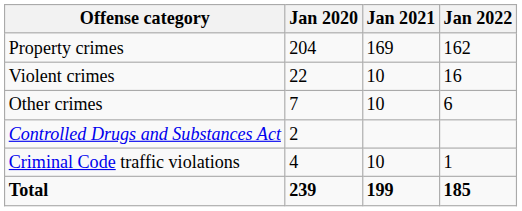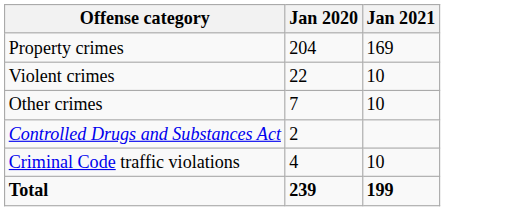- column: (478, 18)
